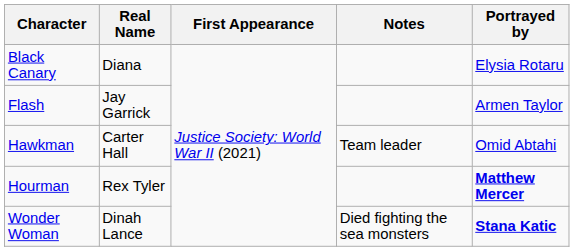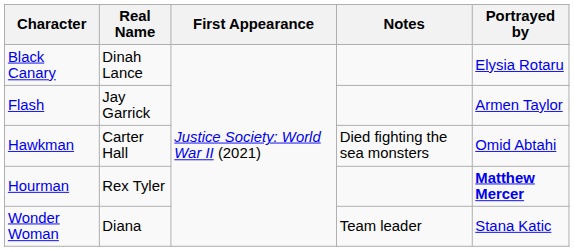(122, 65) Diana -> (123, 65) Dinah Lance
(381, 145) Team leader -> (394, 145) Died fighting the sea monsters
(123, 226) Dinah Lance -> (122, 226) Diana
(394, 226) Died fighting the sea monsters -> (381, 226) Team leader
(516, 226) bold -> (513, 226) normal
